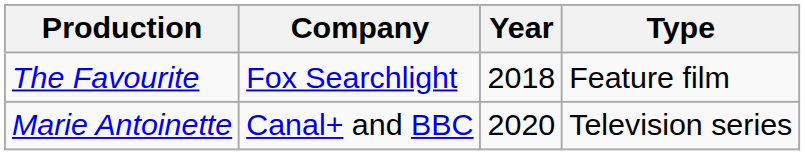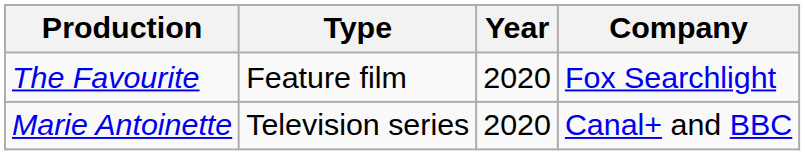columns swapped: (681, 28) <-> (360, 28)
(521, 76) 2018 -> (517, 76) 2020
